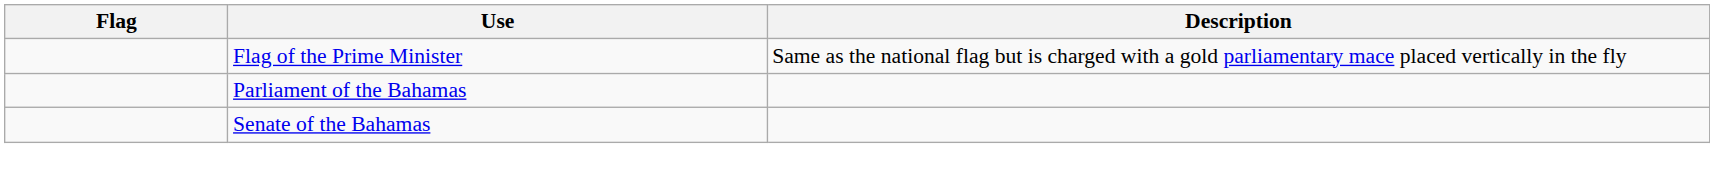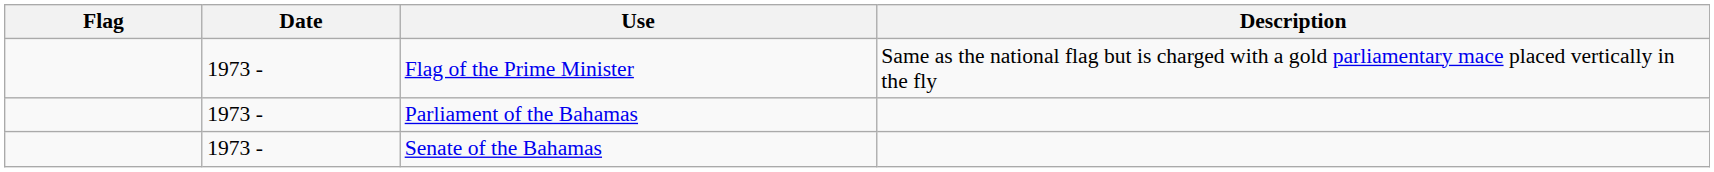+ column: (301, 21)
